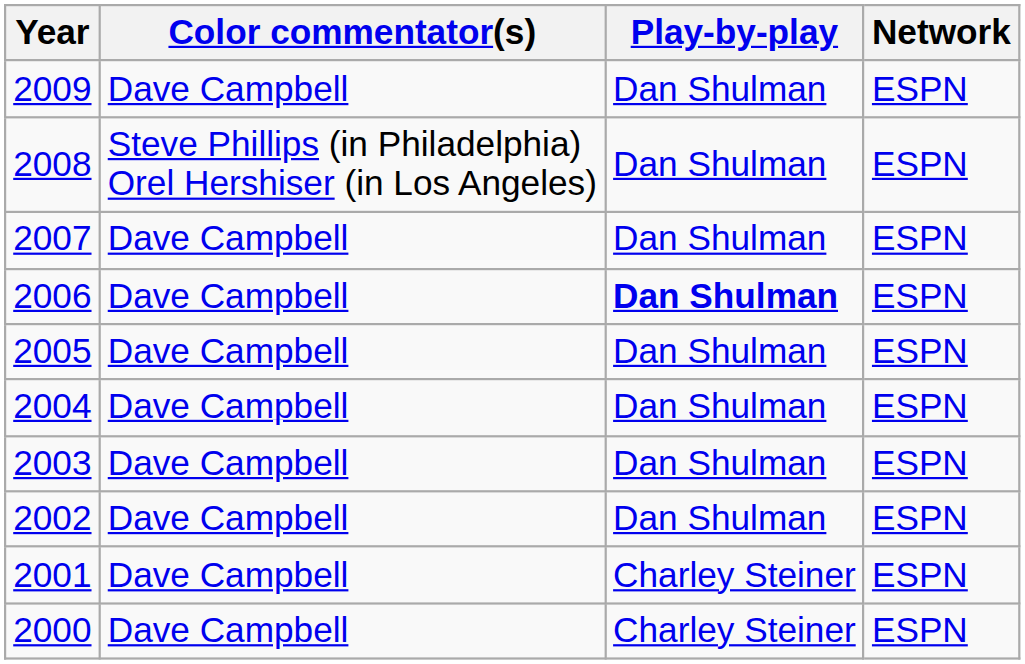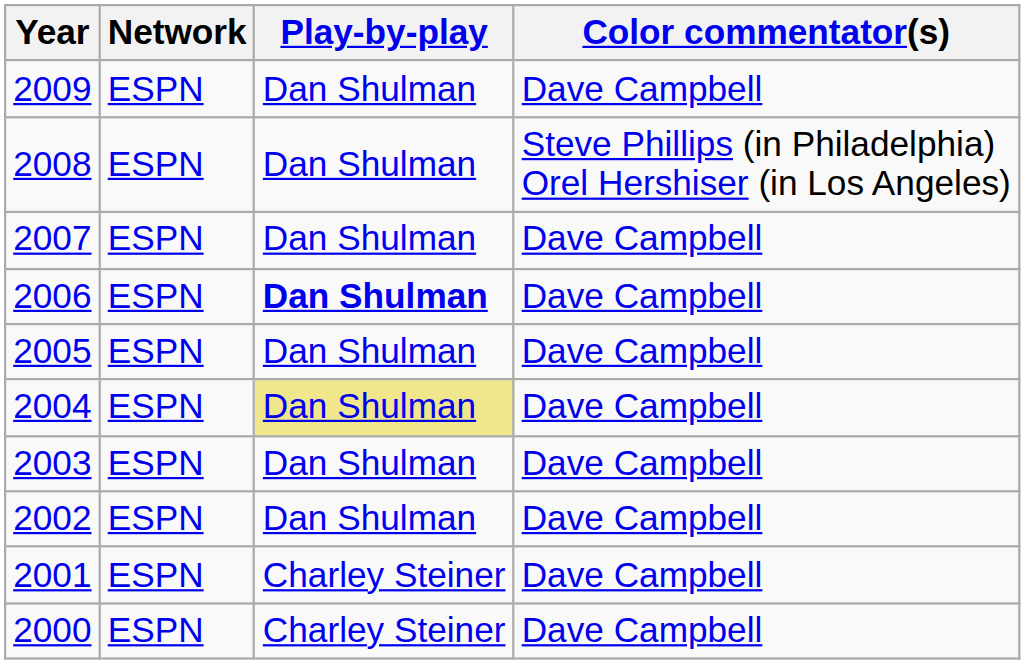columns swapped: (941, 32) <-> (352, 32)
(720, 406) no background -> (369, 406) khaki background
